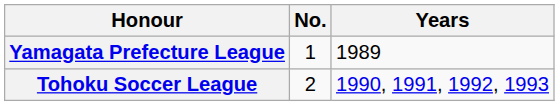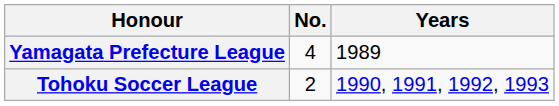(310, 52) 1 -> (310, 52) 4
